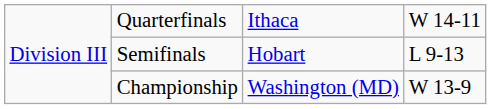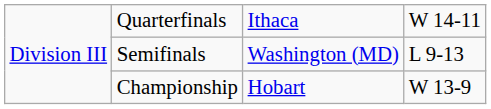(276, 53) Hobart -> (323, 53) Washington (MD)
(323, 86) Washington (MD) -> (276, 86) Hobart
